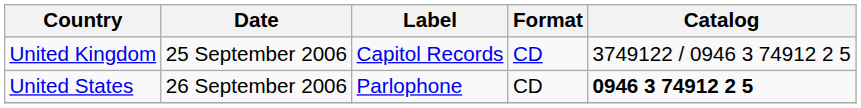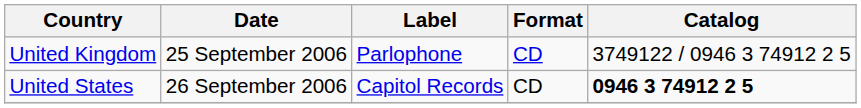(430, 53) Capitol Records -> (409, 53) Parlophone
(409, 86) Parlophone -> (430, 86) Capitol Records
